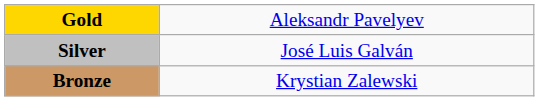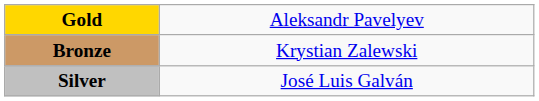rows swapped: (82, 50) <-> (82, 80)
